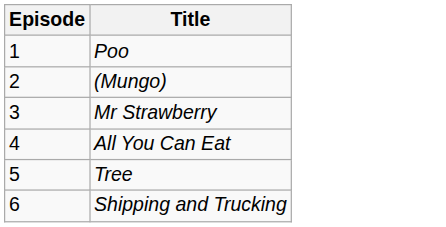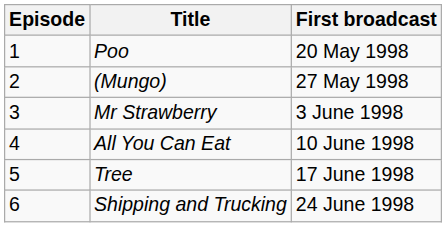+ column: (366, 19)
